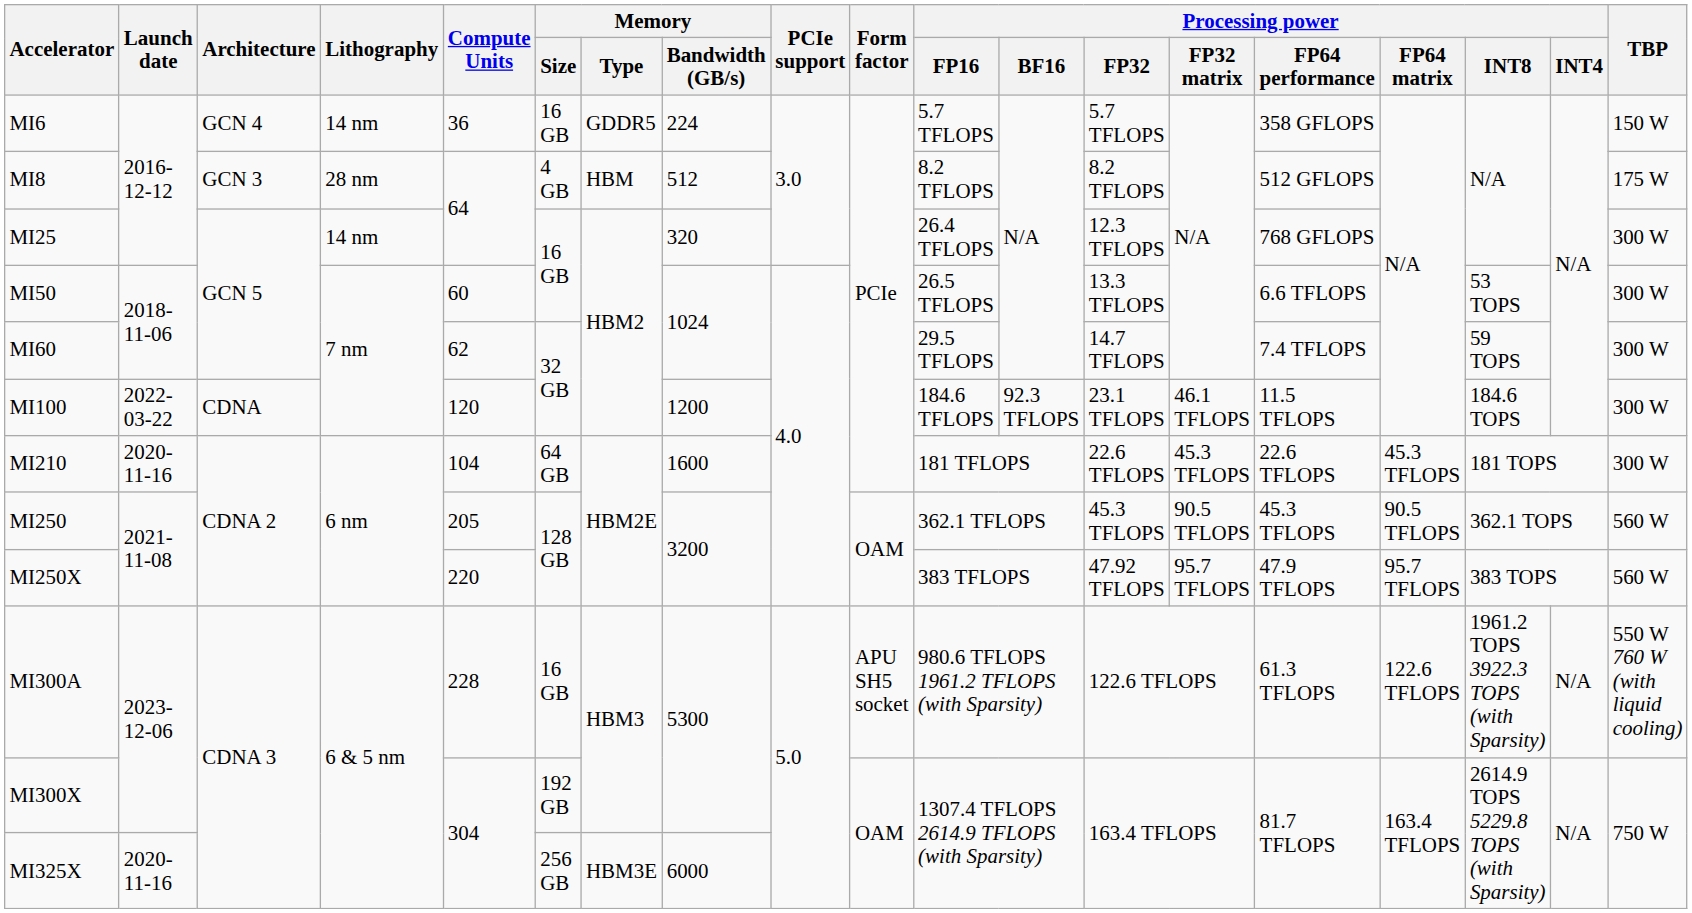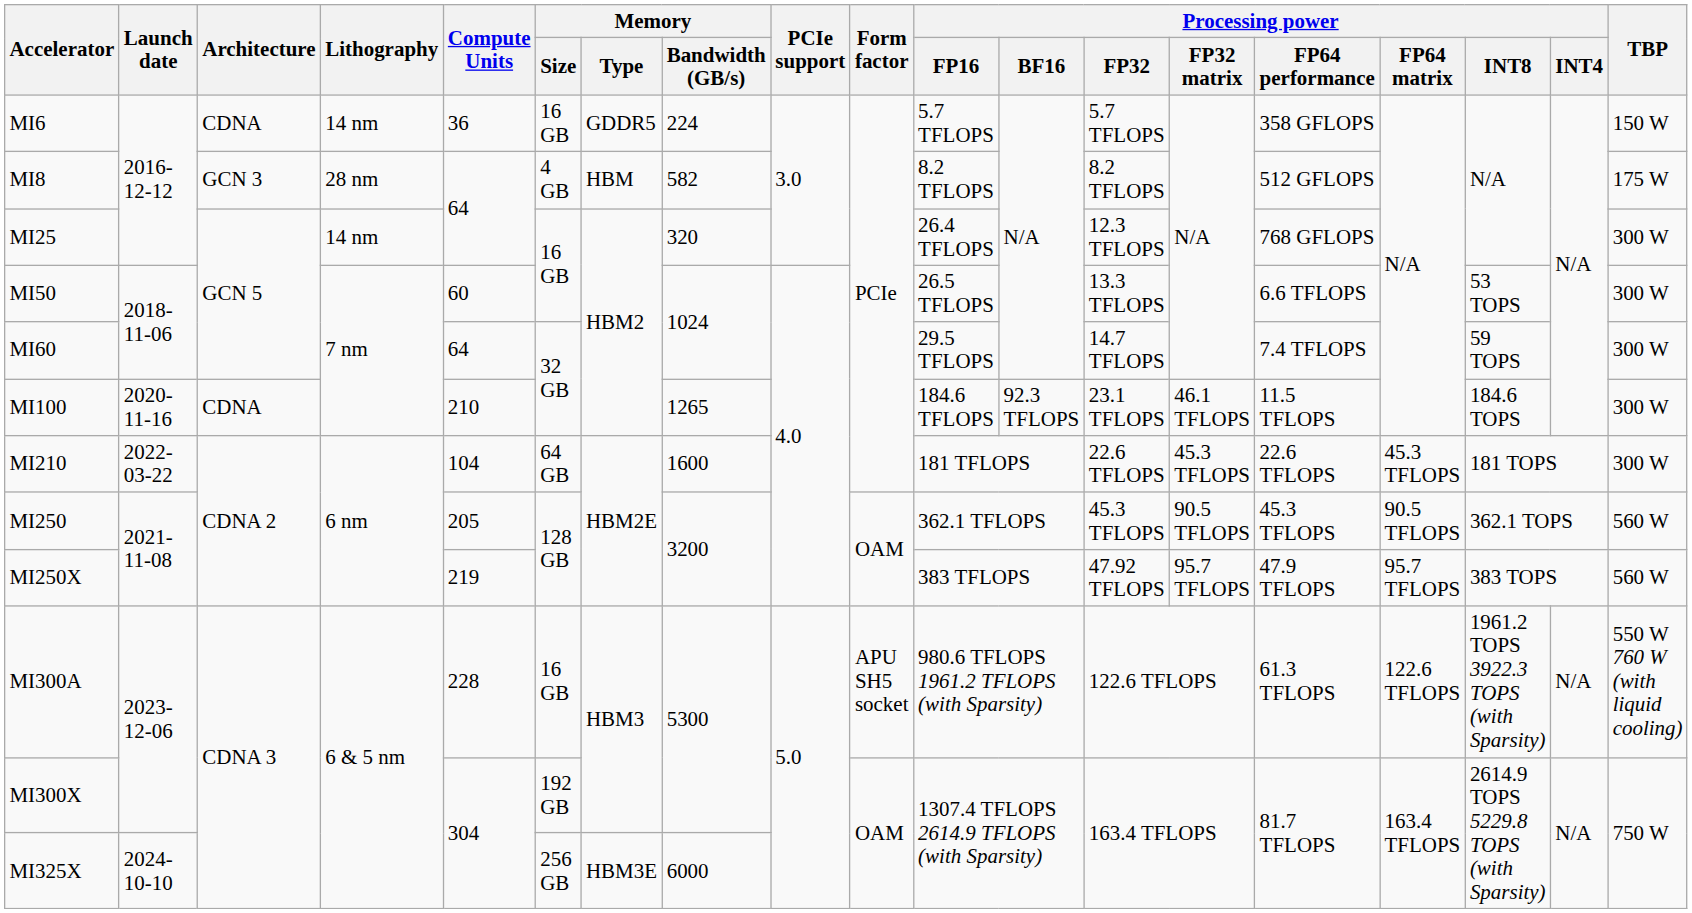(232, 122) GCN 4 -> (232, 122) CDNA
(682, 179) 512 -> (682, 179) 582
(458, 350) 62 -> (458, 350) 64
(148, 407) 2022-03-22 -> (148, 407) 2020-11-16
(464, 407) 120 -> (464, 407) 210
(688, 407) 1200 -> (688, 407) 1265
(148, 463) 2020-11-16 -> (148, 463) 2022-03-22
(464, 577) 220 -> (464, 577) 219
(148, 870) 2020-11-16 -> (148, 870) 2024-10-10
